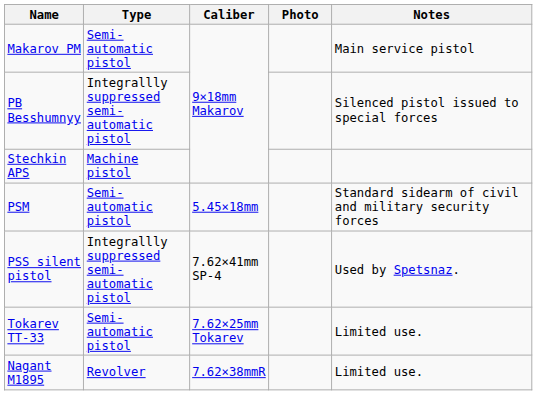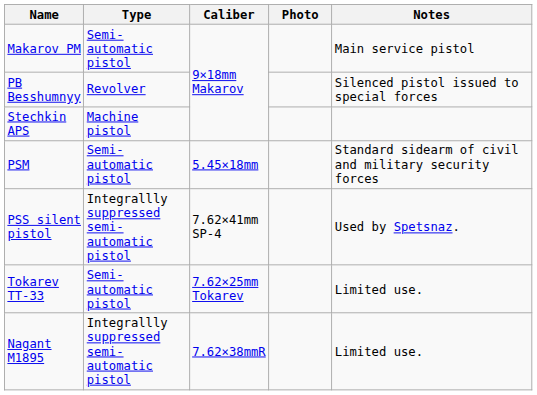(127, 111) Integrallly suppressed semi-automatic pistol -> (116, 90) Revolver
(116, 372) Revolver -> (127, 351) Integrallly suppressed semi-automatic pistol
